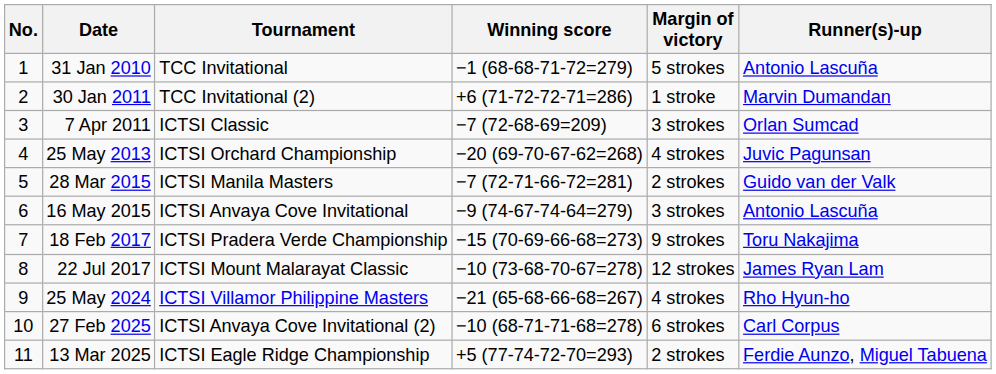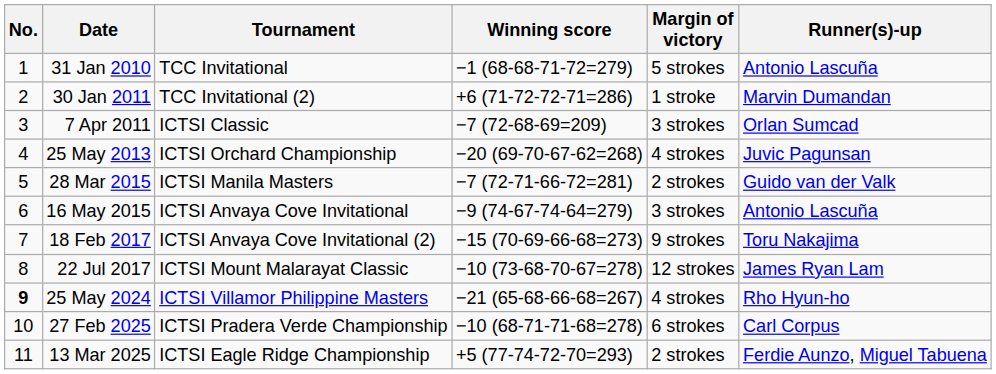(303, 240) ICTSI Pradera Verde Championship -> (297, 240) ICTSI Anvaya Cove Invitational (2)
(23, 297) normal -> (23, 297) bold
(297, 326) ICTSI Anvaya Cove Invitational (2) -> (303, 326) ICTSI Pradera Verde Championship
